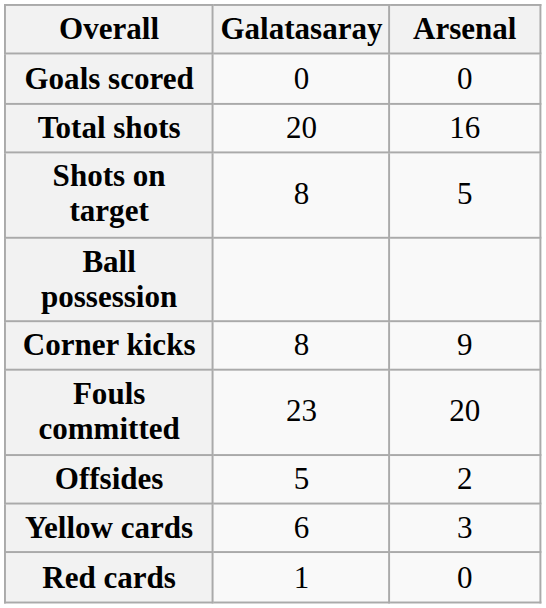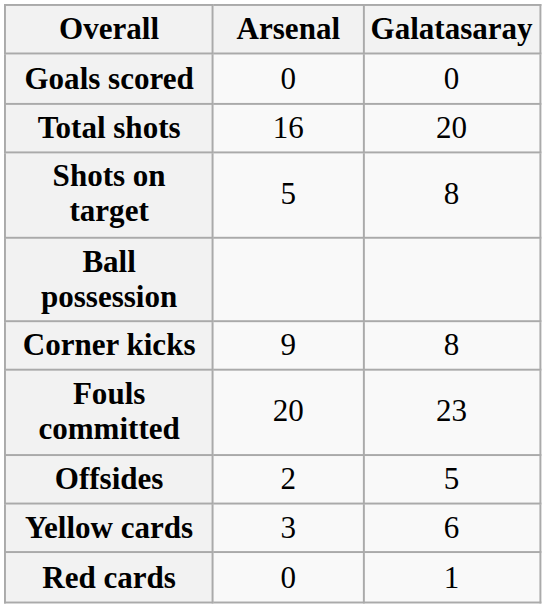columns swapped: (301, 29) <-> (465, 29)
